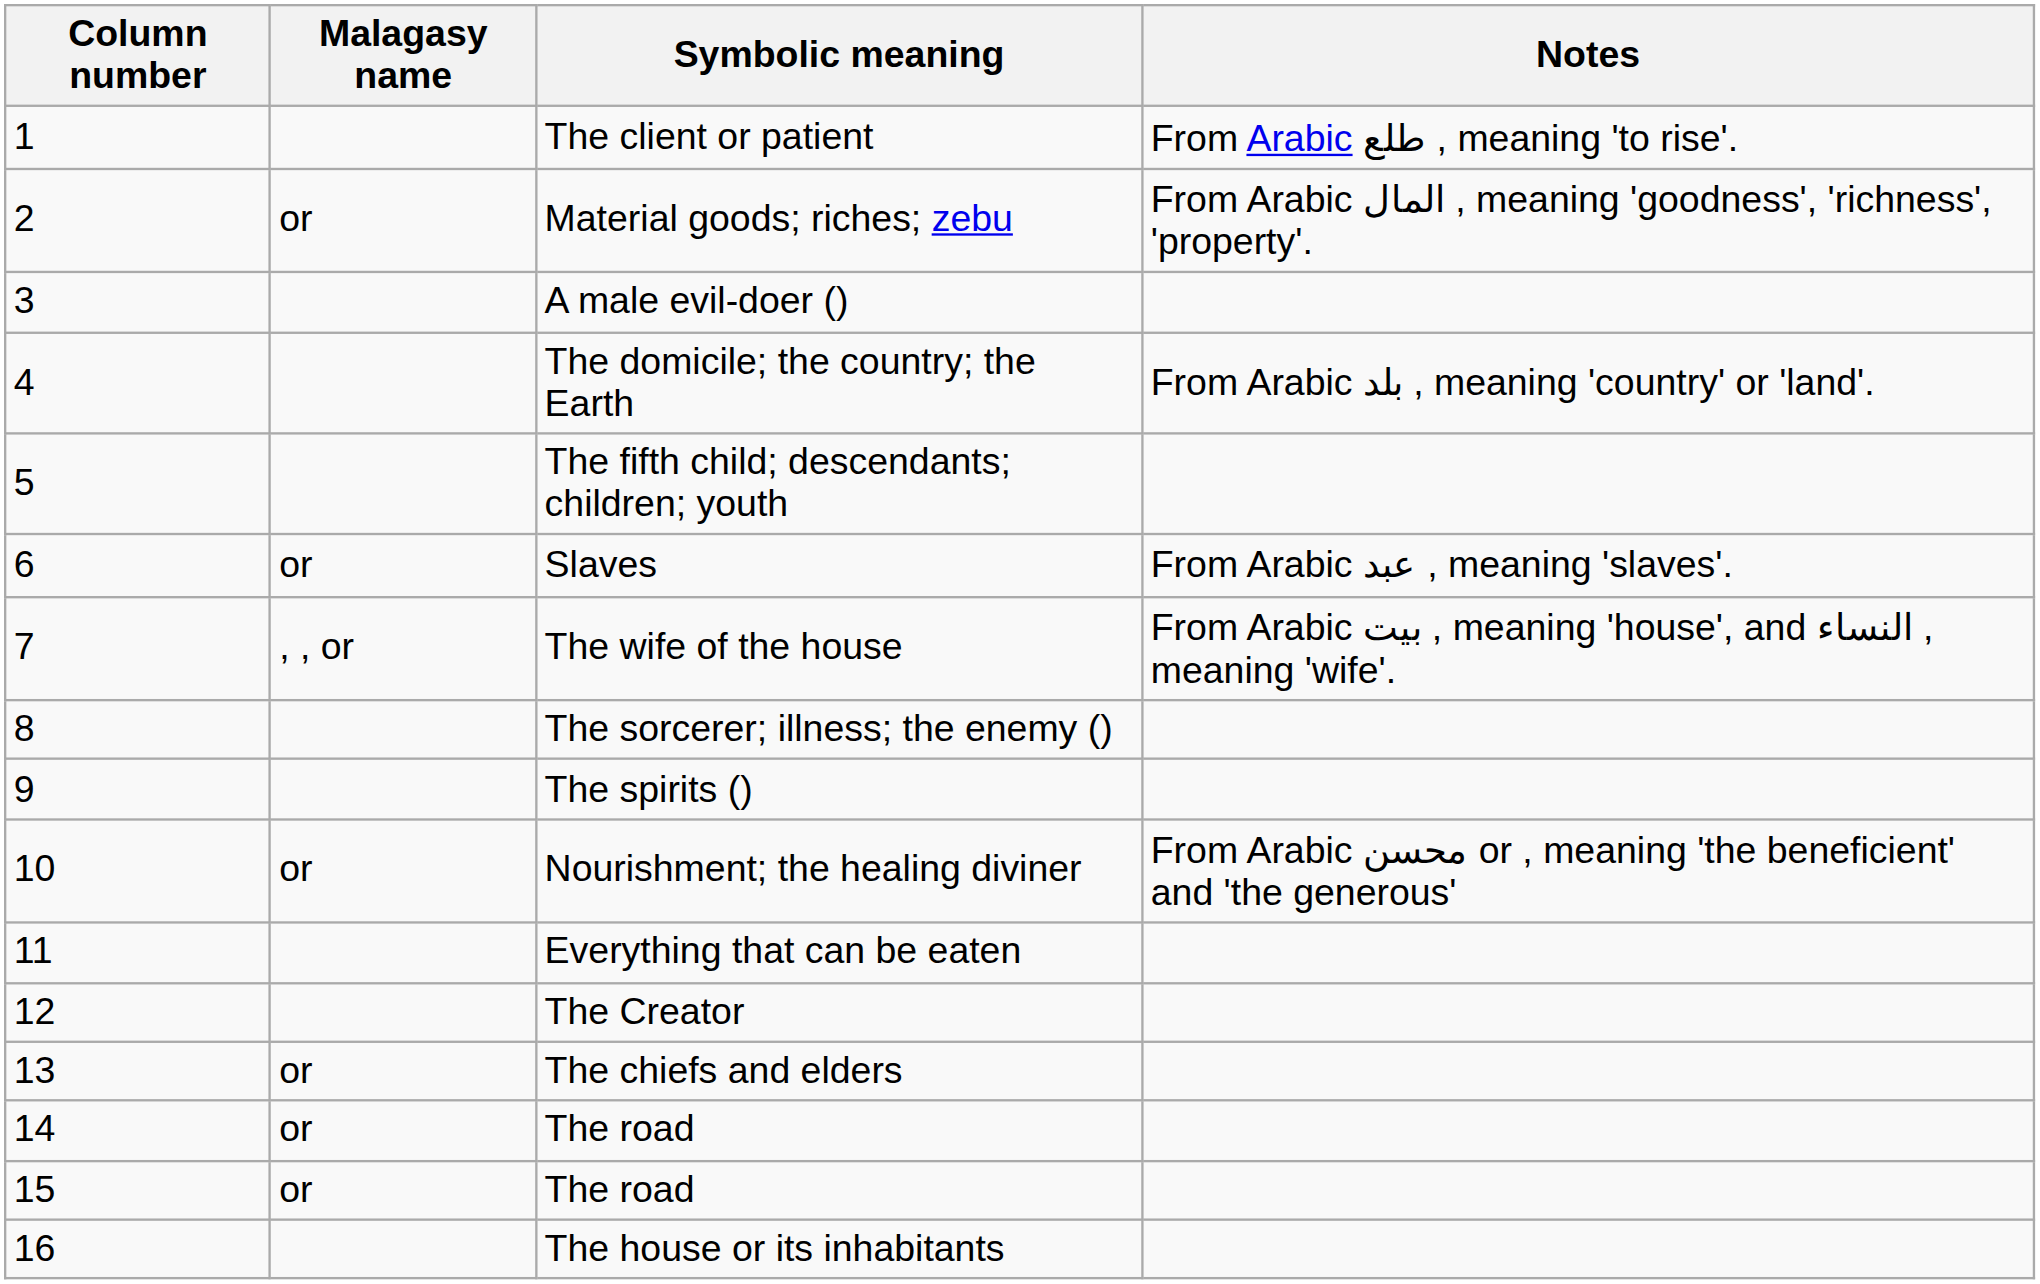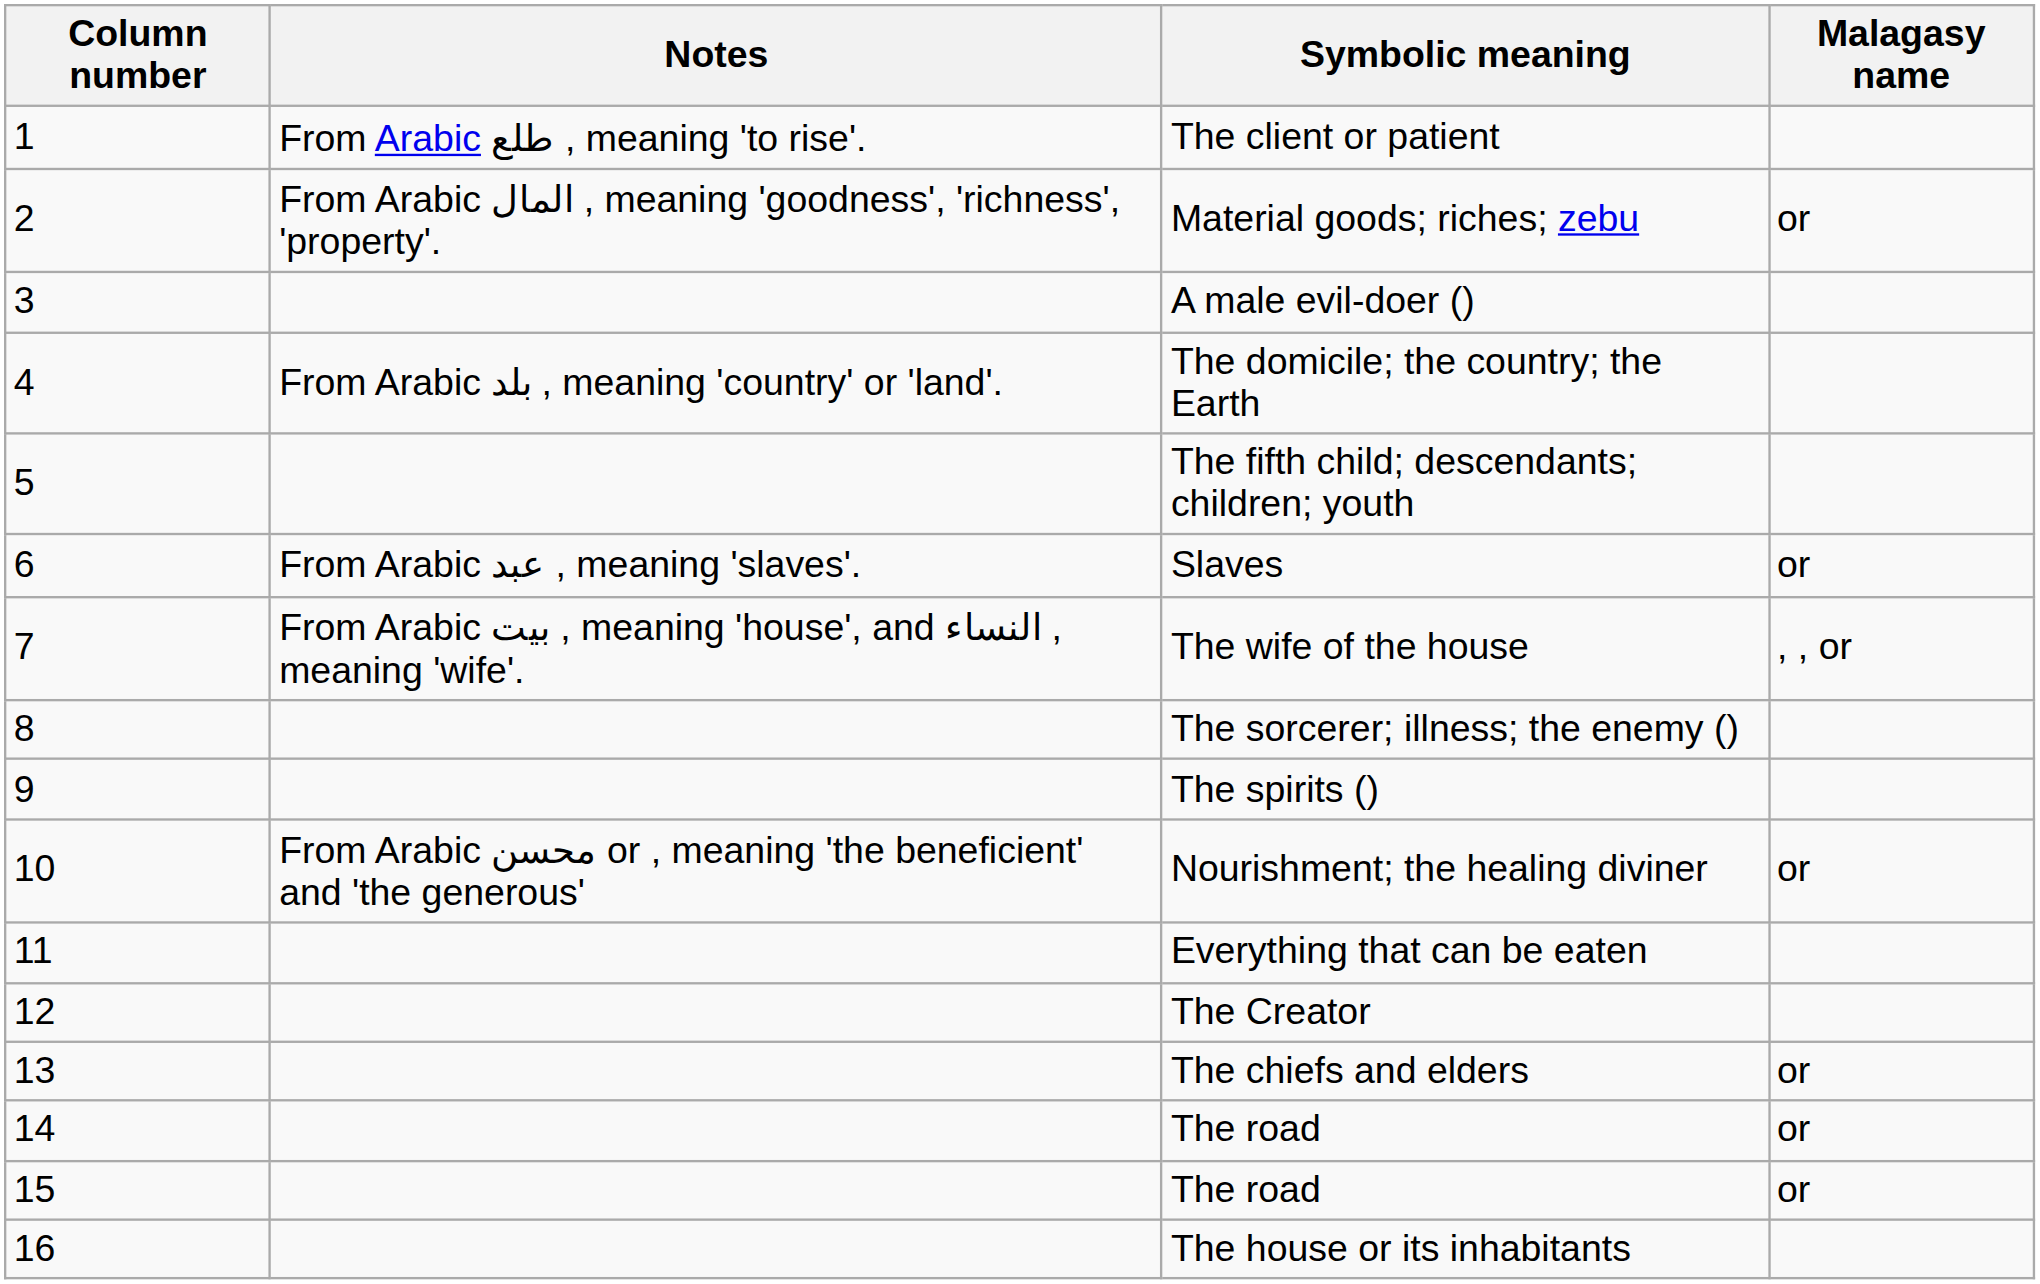columns swapped: (403, 55) <-> (1588, 55)
